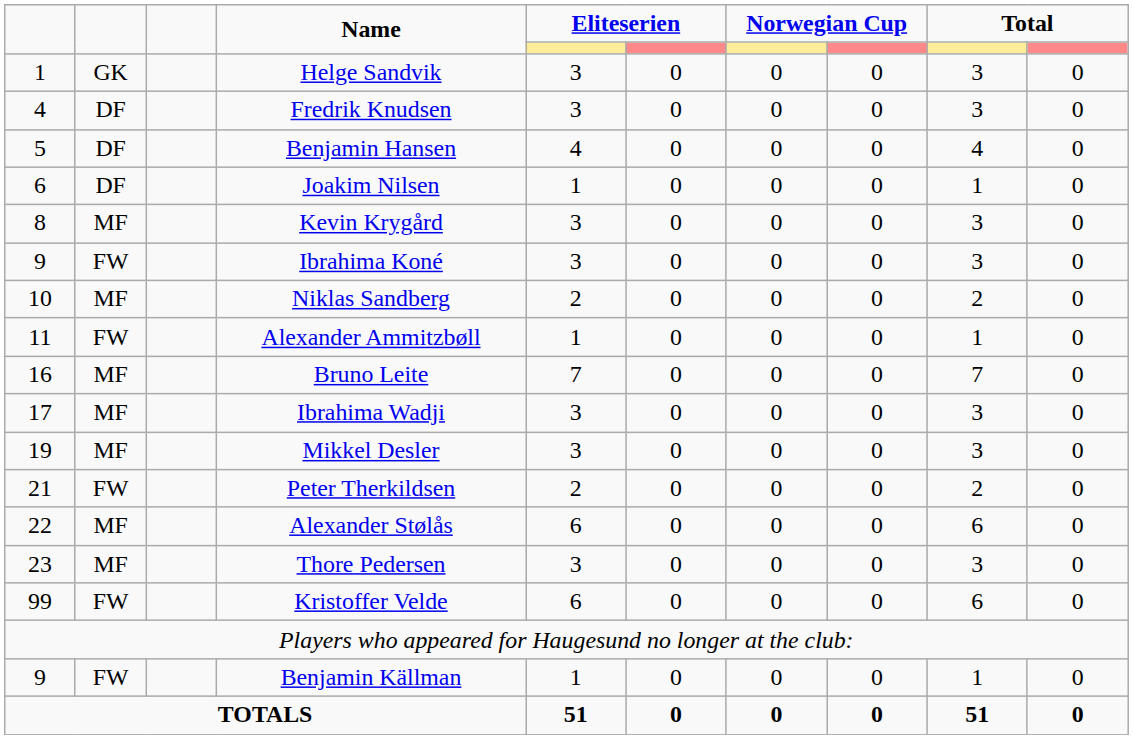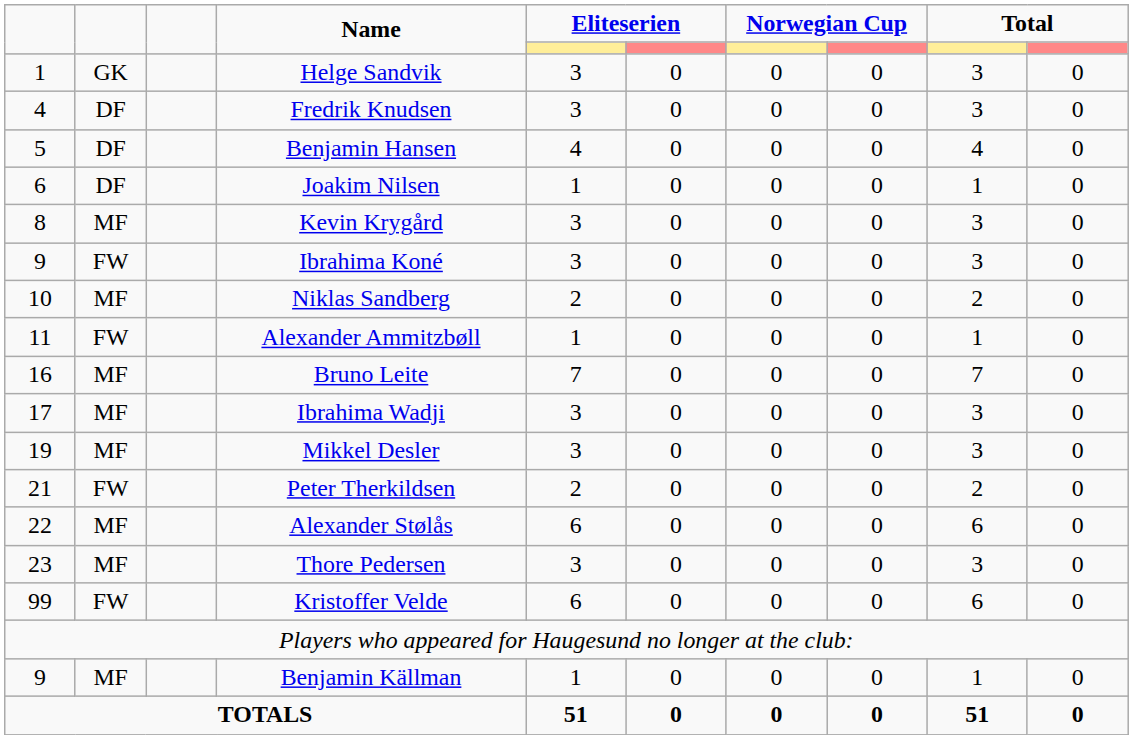(111, 677) FW -> (111, 677) MF
